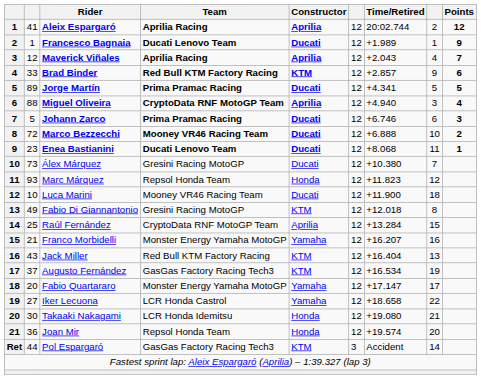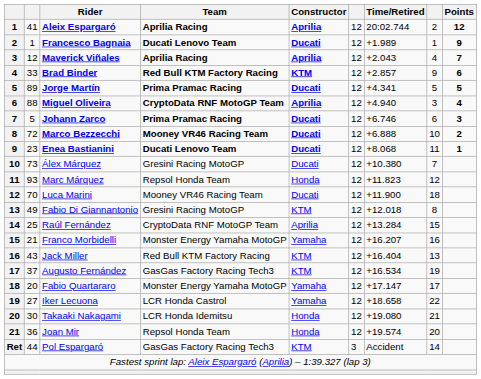(32, 194) 10 -> (32, 194) 70
